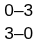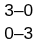rows swapped: (19, 10) <-> (19, 34)
